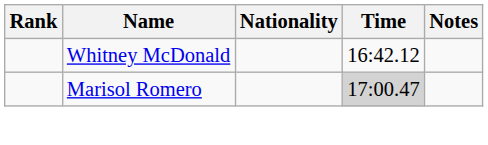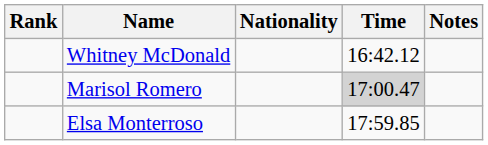+ row: (135, 123)
